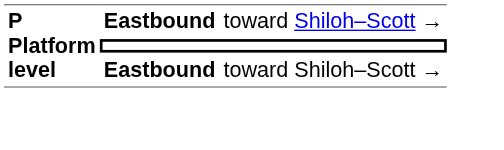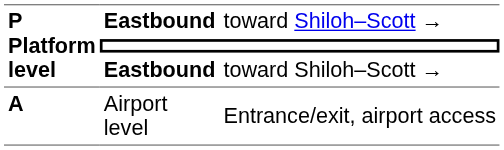+ row: (136, 115)
